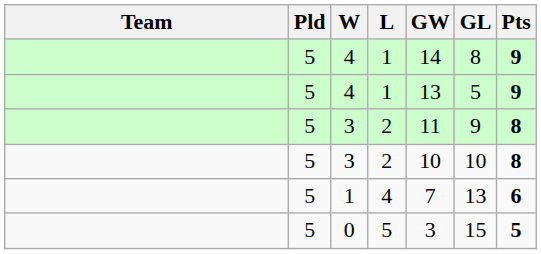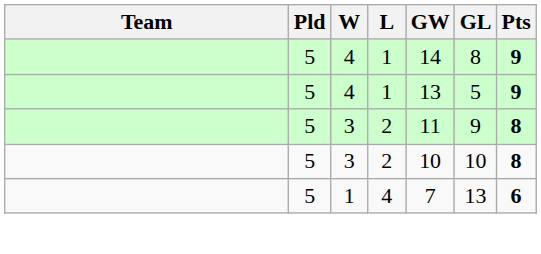- row: (349, 230)
